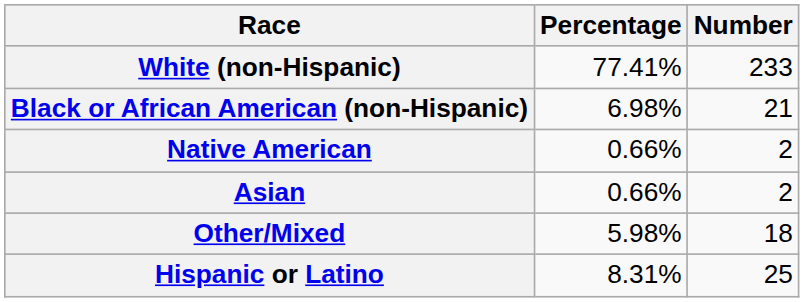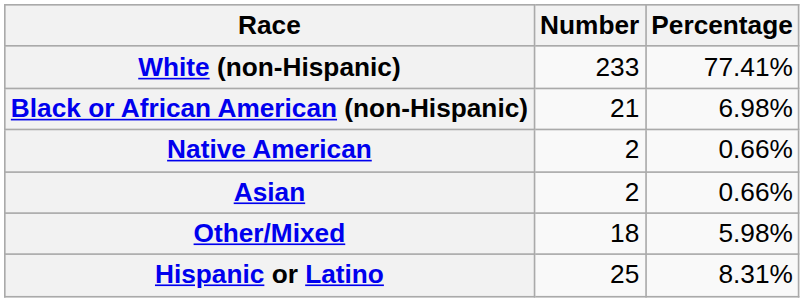columns swapped: (743, 25) <-> (611, 25)
